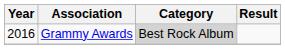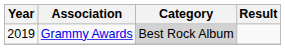(21, 34) 2016 -> (21, 34) 2019
